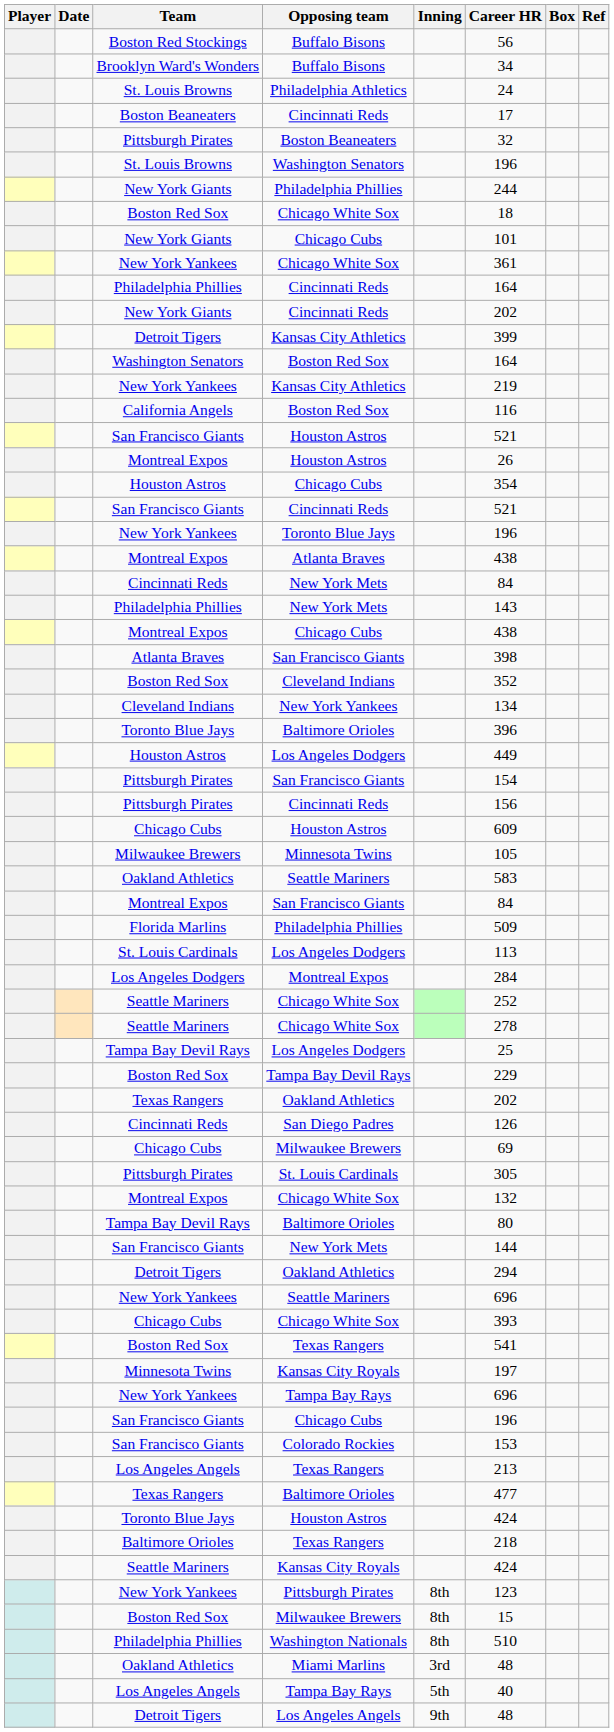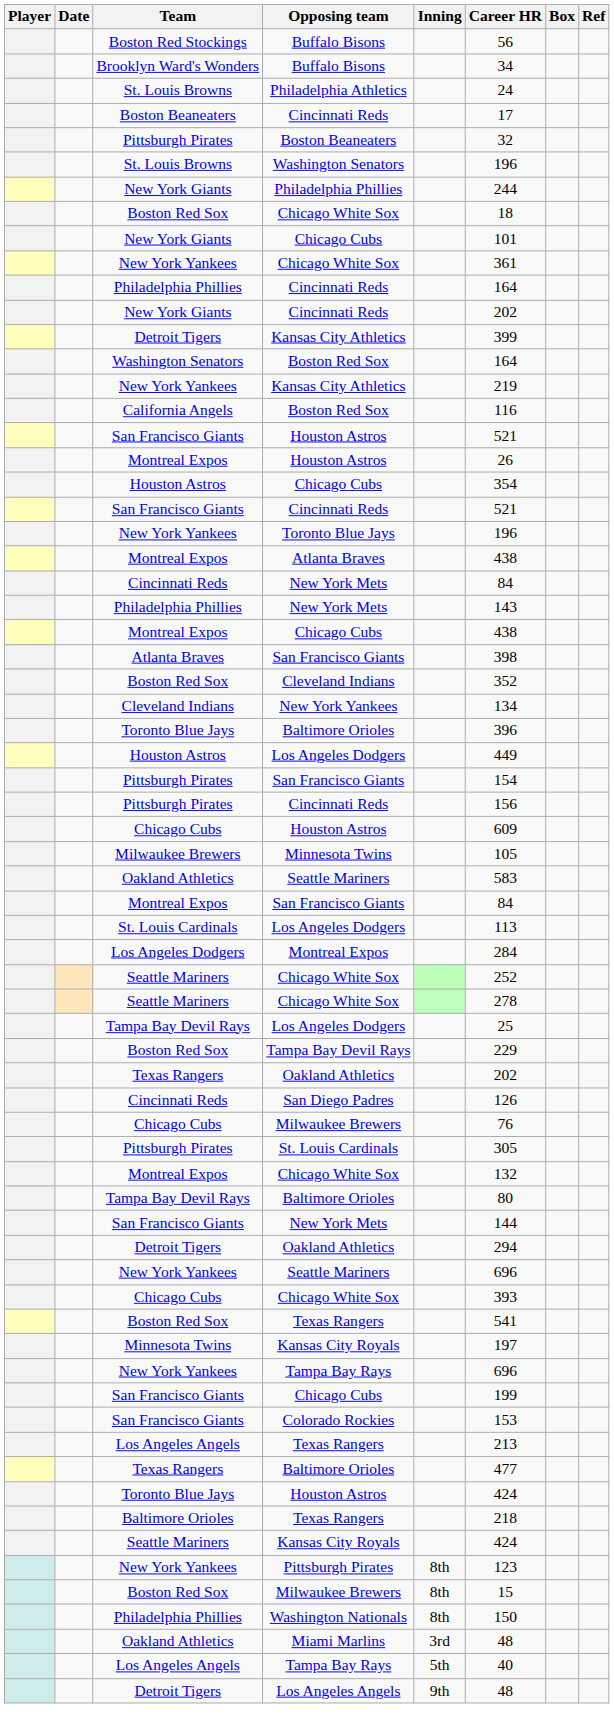- row: (178, 927)
(505, 1149) 69 -> (505, 1124) 76
(505, 1419) 196 -> (505, 1395) 199
(505, 1641) 510 -> (505, 1616) 150
